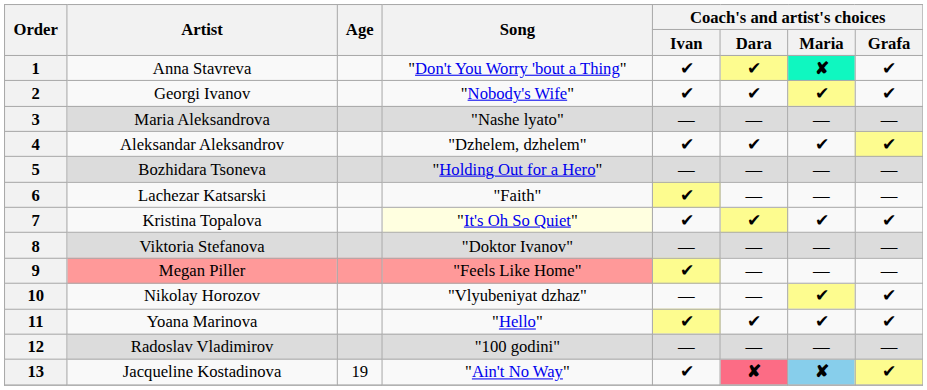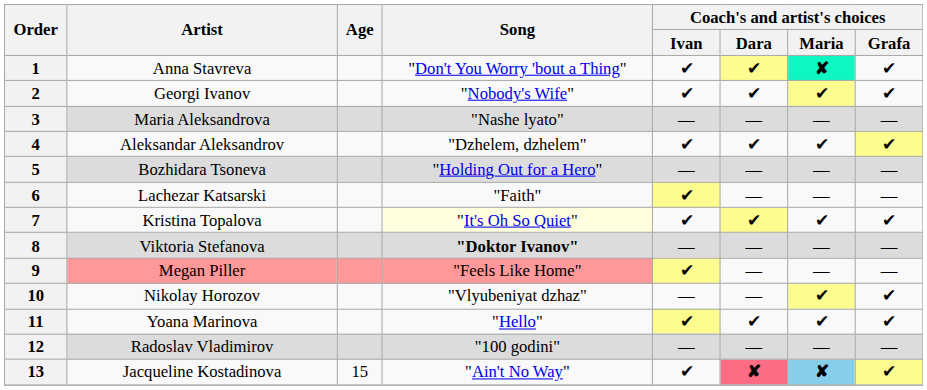(517, 245) normal -> (517, 245) bold
(360, 372) 19 -> (360, 372) 15
